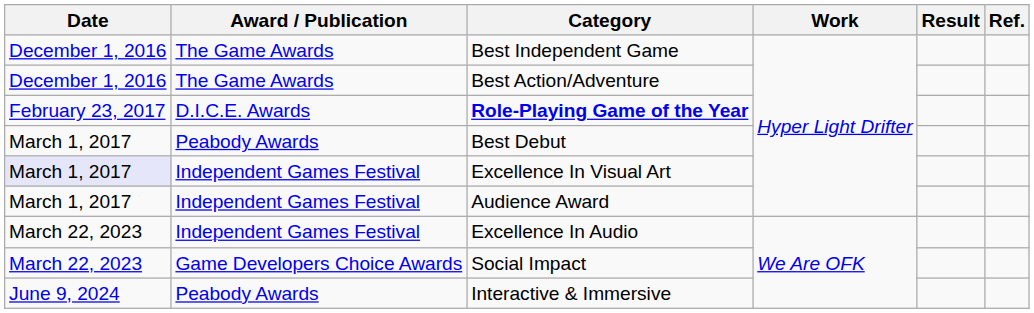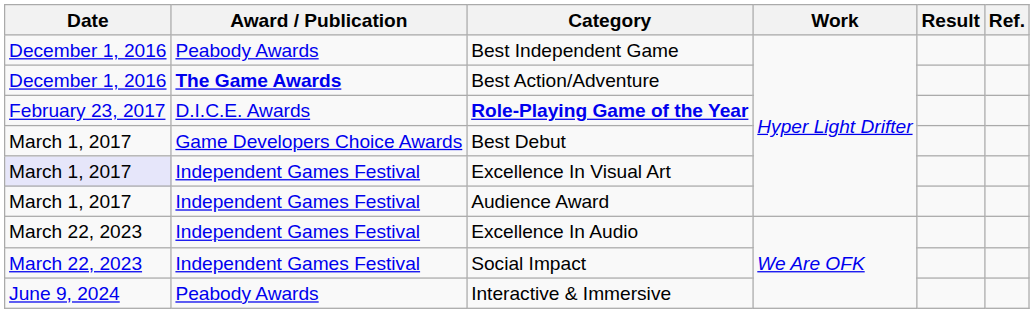(254, 50) The Game Awards -> (247, 50) Peabody Awards
(254, 81) normal -> (258, 81) bold
(247, 141) Peabody Awards -> (319, 141) Game Developers Choice Awards
(319, 263) Game Developers Choice Awards -> (298, 263) Independent Games Festival
